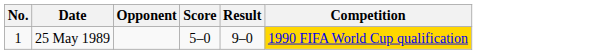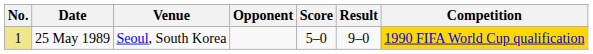+ column: (171, 15)
(18, 37) no background -> (18, 37) khaki background
